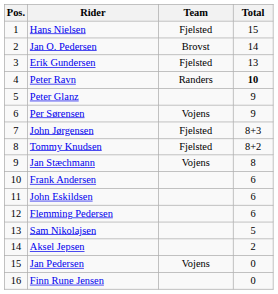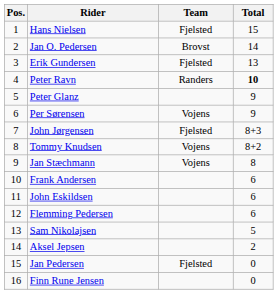(196, 146) Fjelsted -> (196, 146) Vojens
(196, 264) Vojens -> (196, 264) Fjelsted
